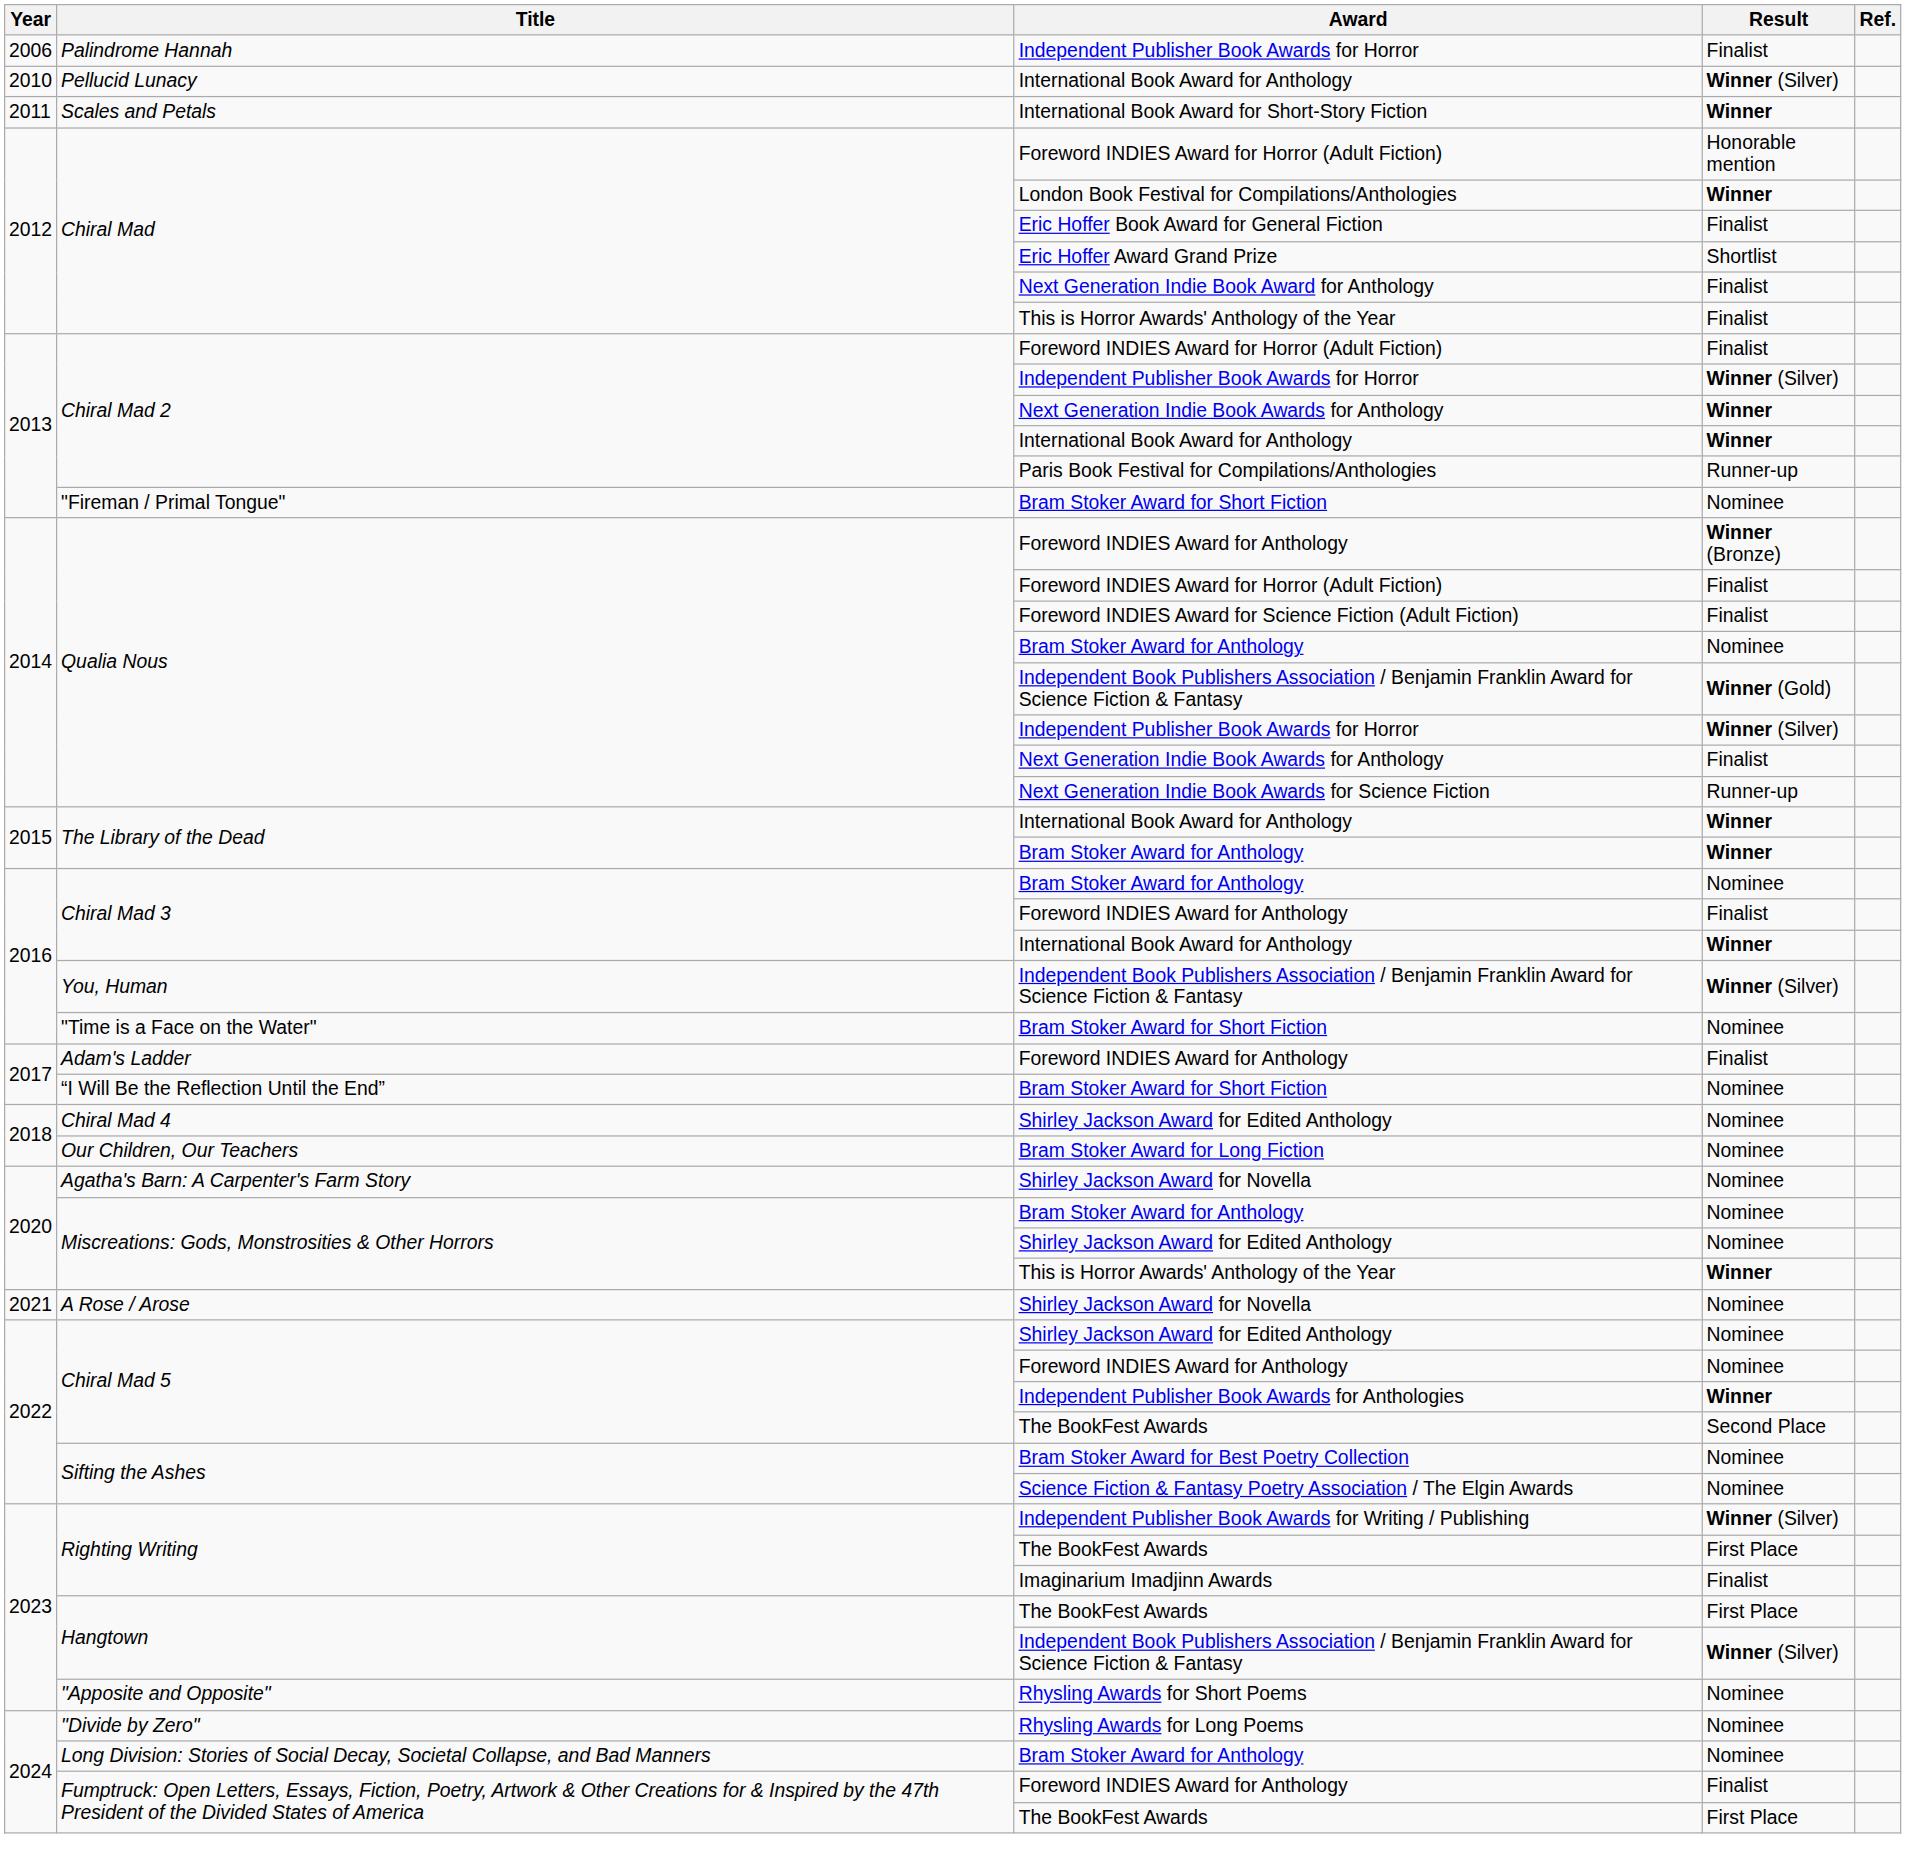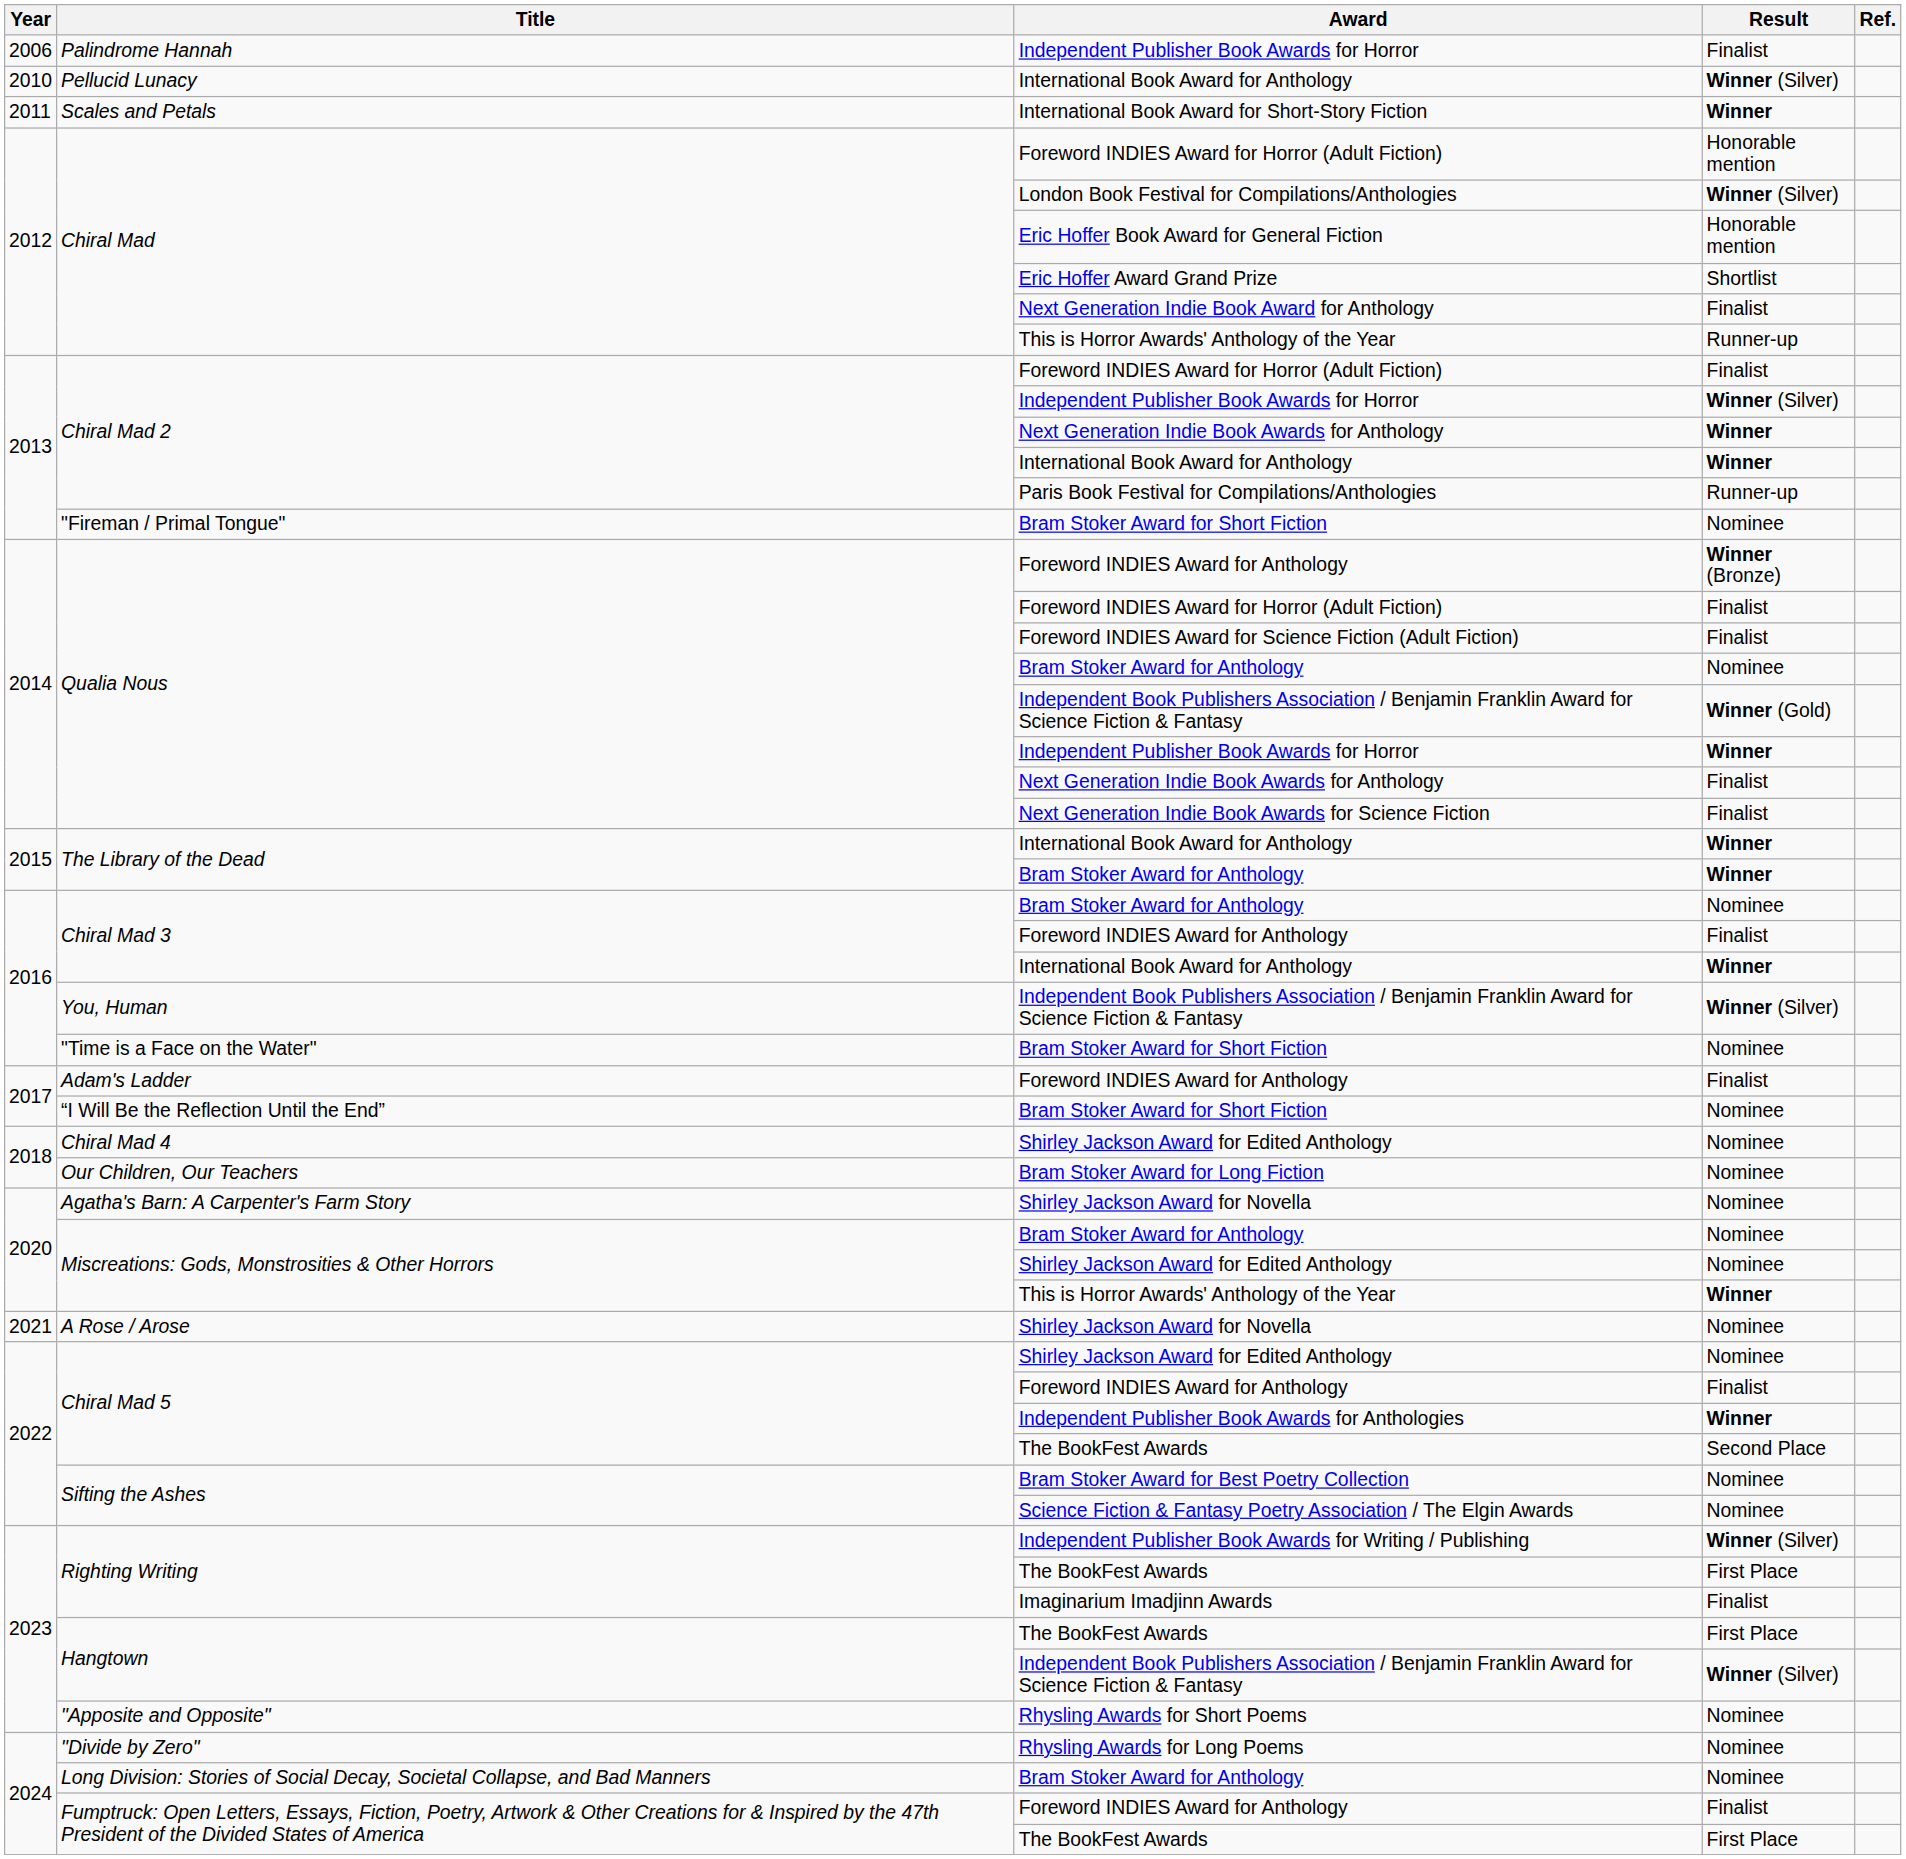(1739, 195) Winner -> (1773, 195) Winner (Silver)
(1737, 225) Finalist -> (1751, 236) Honorable mention
(1737, 317) Finalist -> (1752, 339) Runner-up
(1773, 729) Winner (Silver) -> (1739, 751) Winner
(1752, 791) Runner-up -> (1737, 813) Finalist
(1745, 1365) Nominee -> (1737, 1387) Finalist
